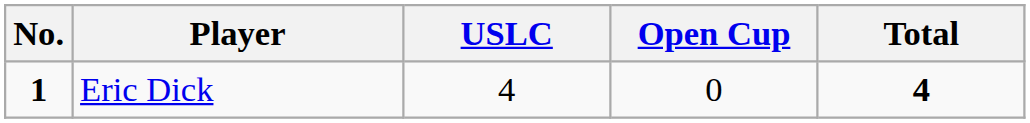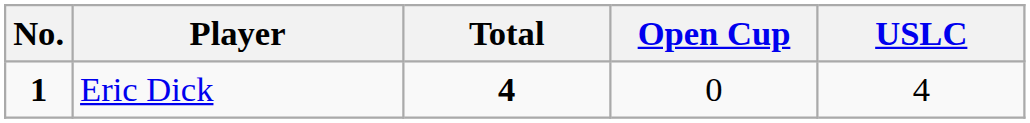columns swapped: (507, 33) <-> (921, 33)
